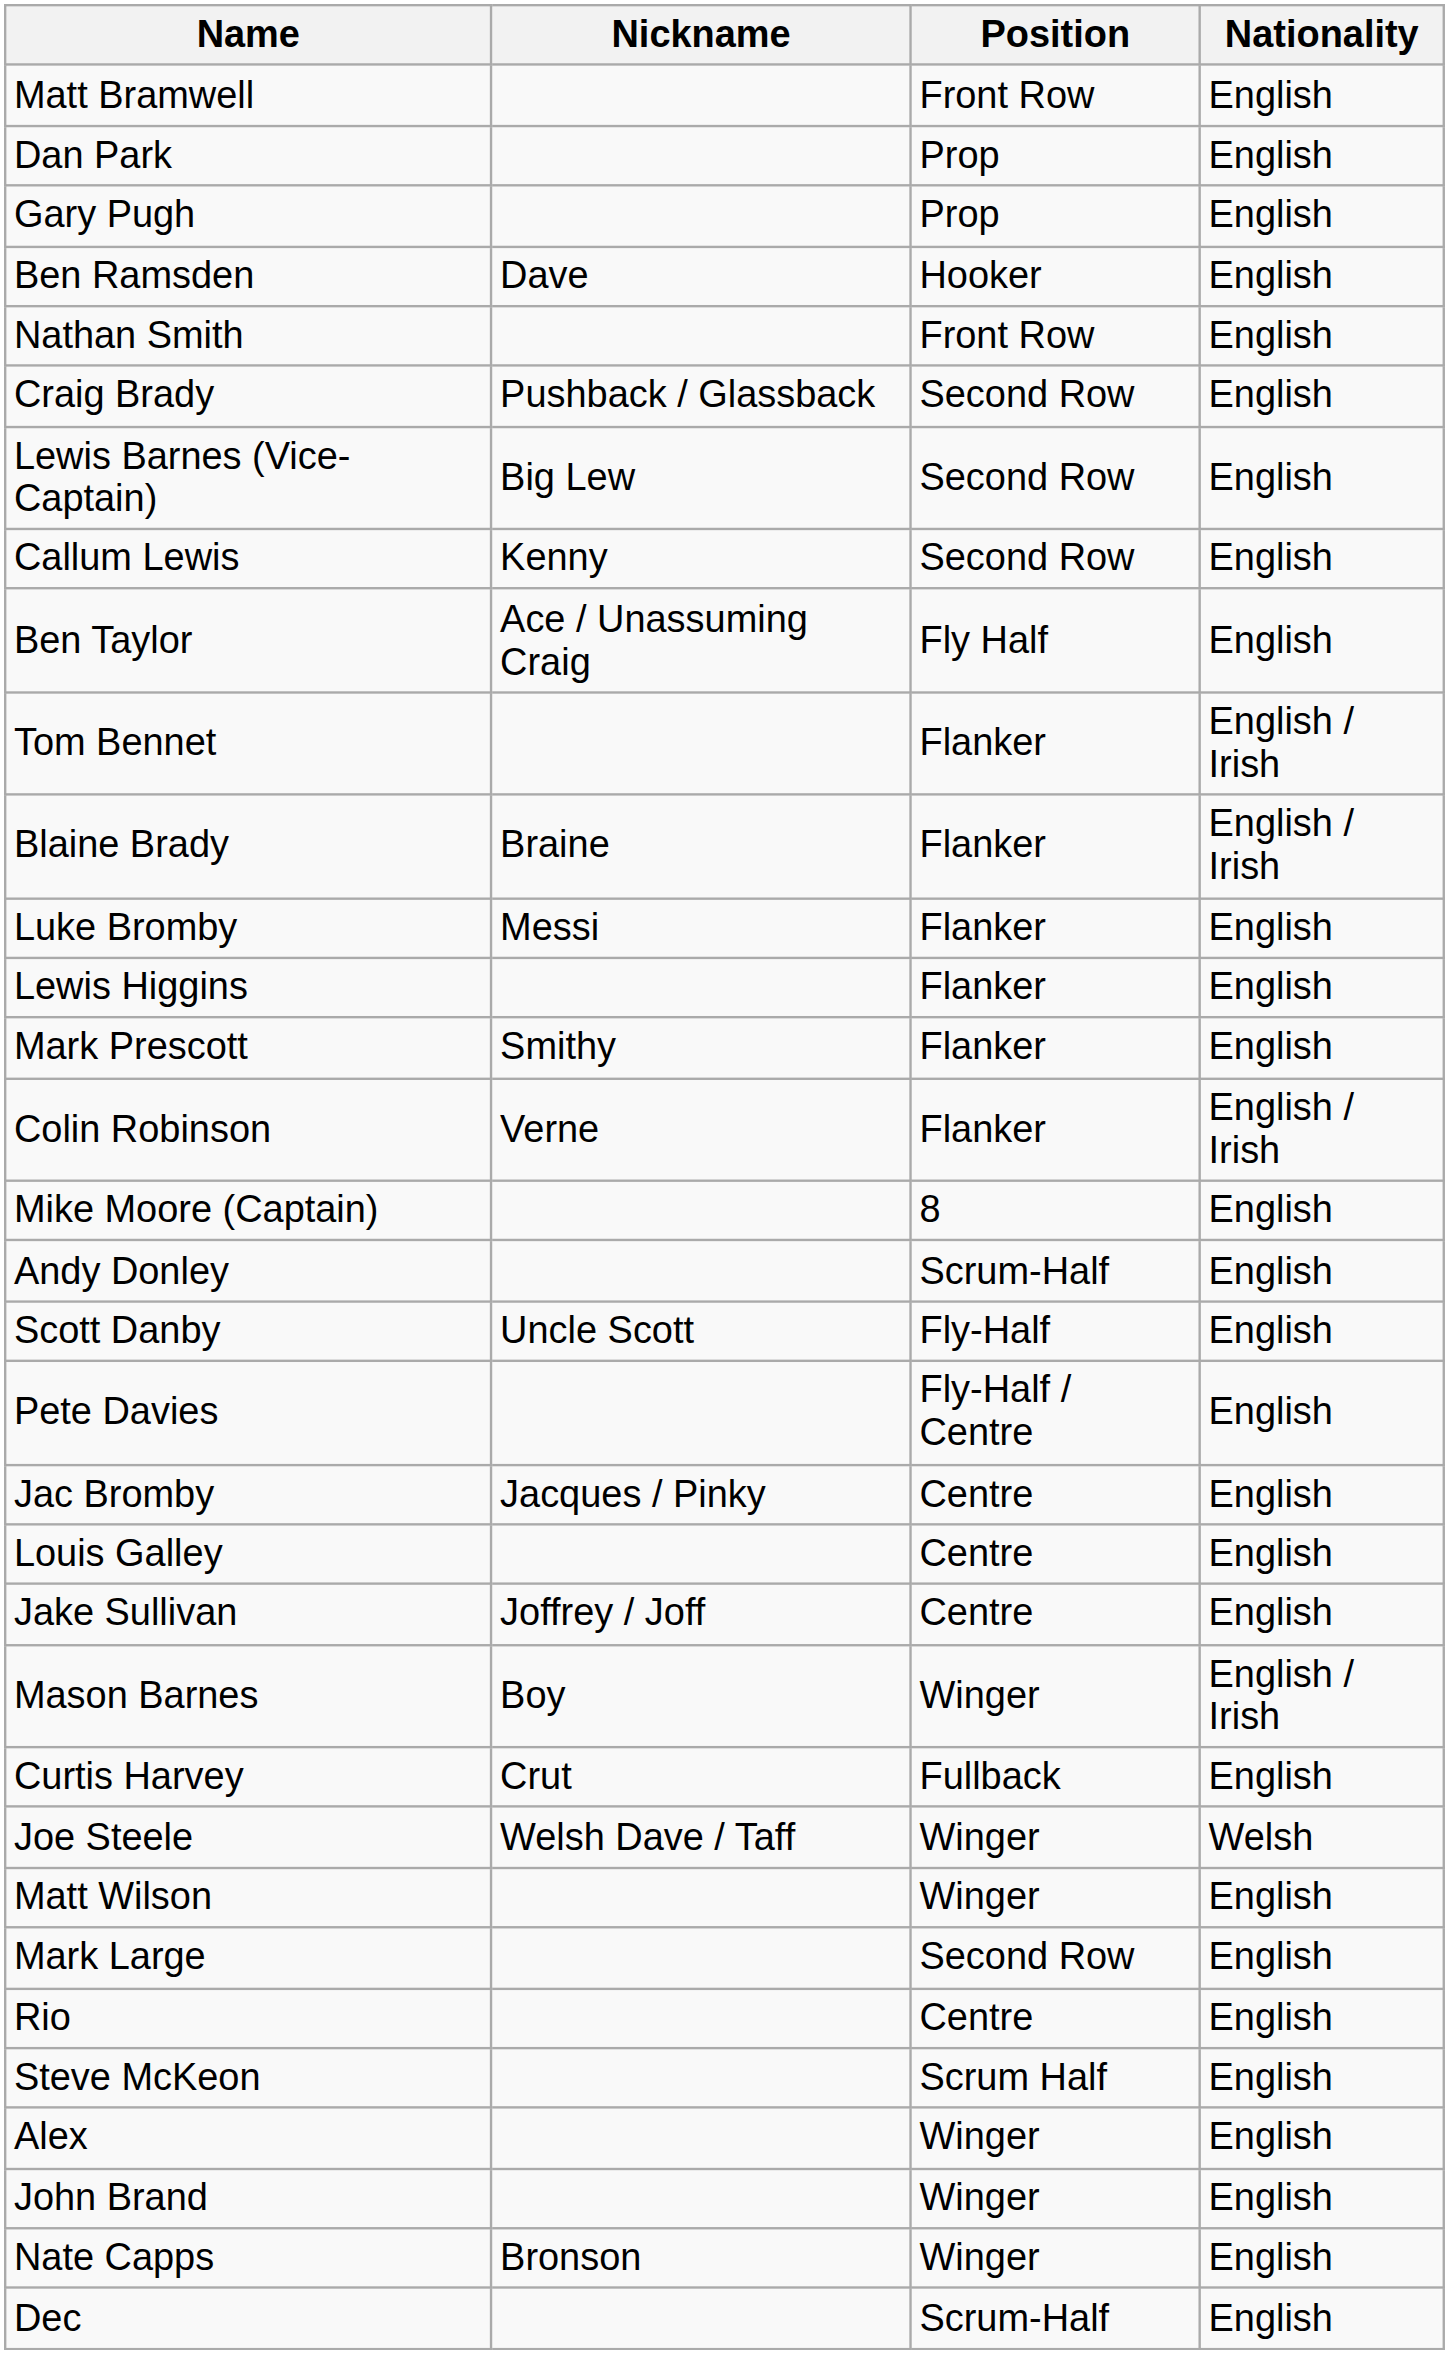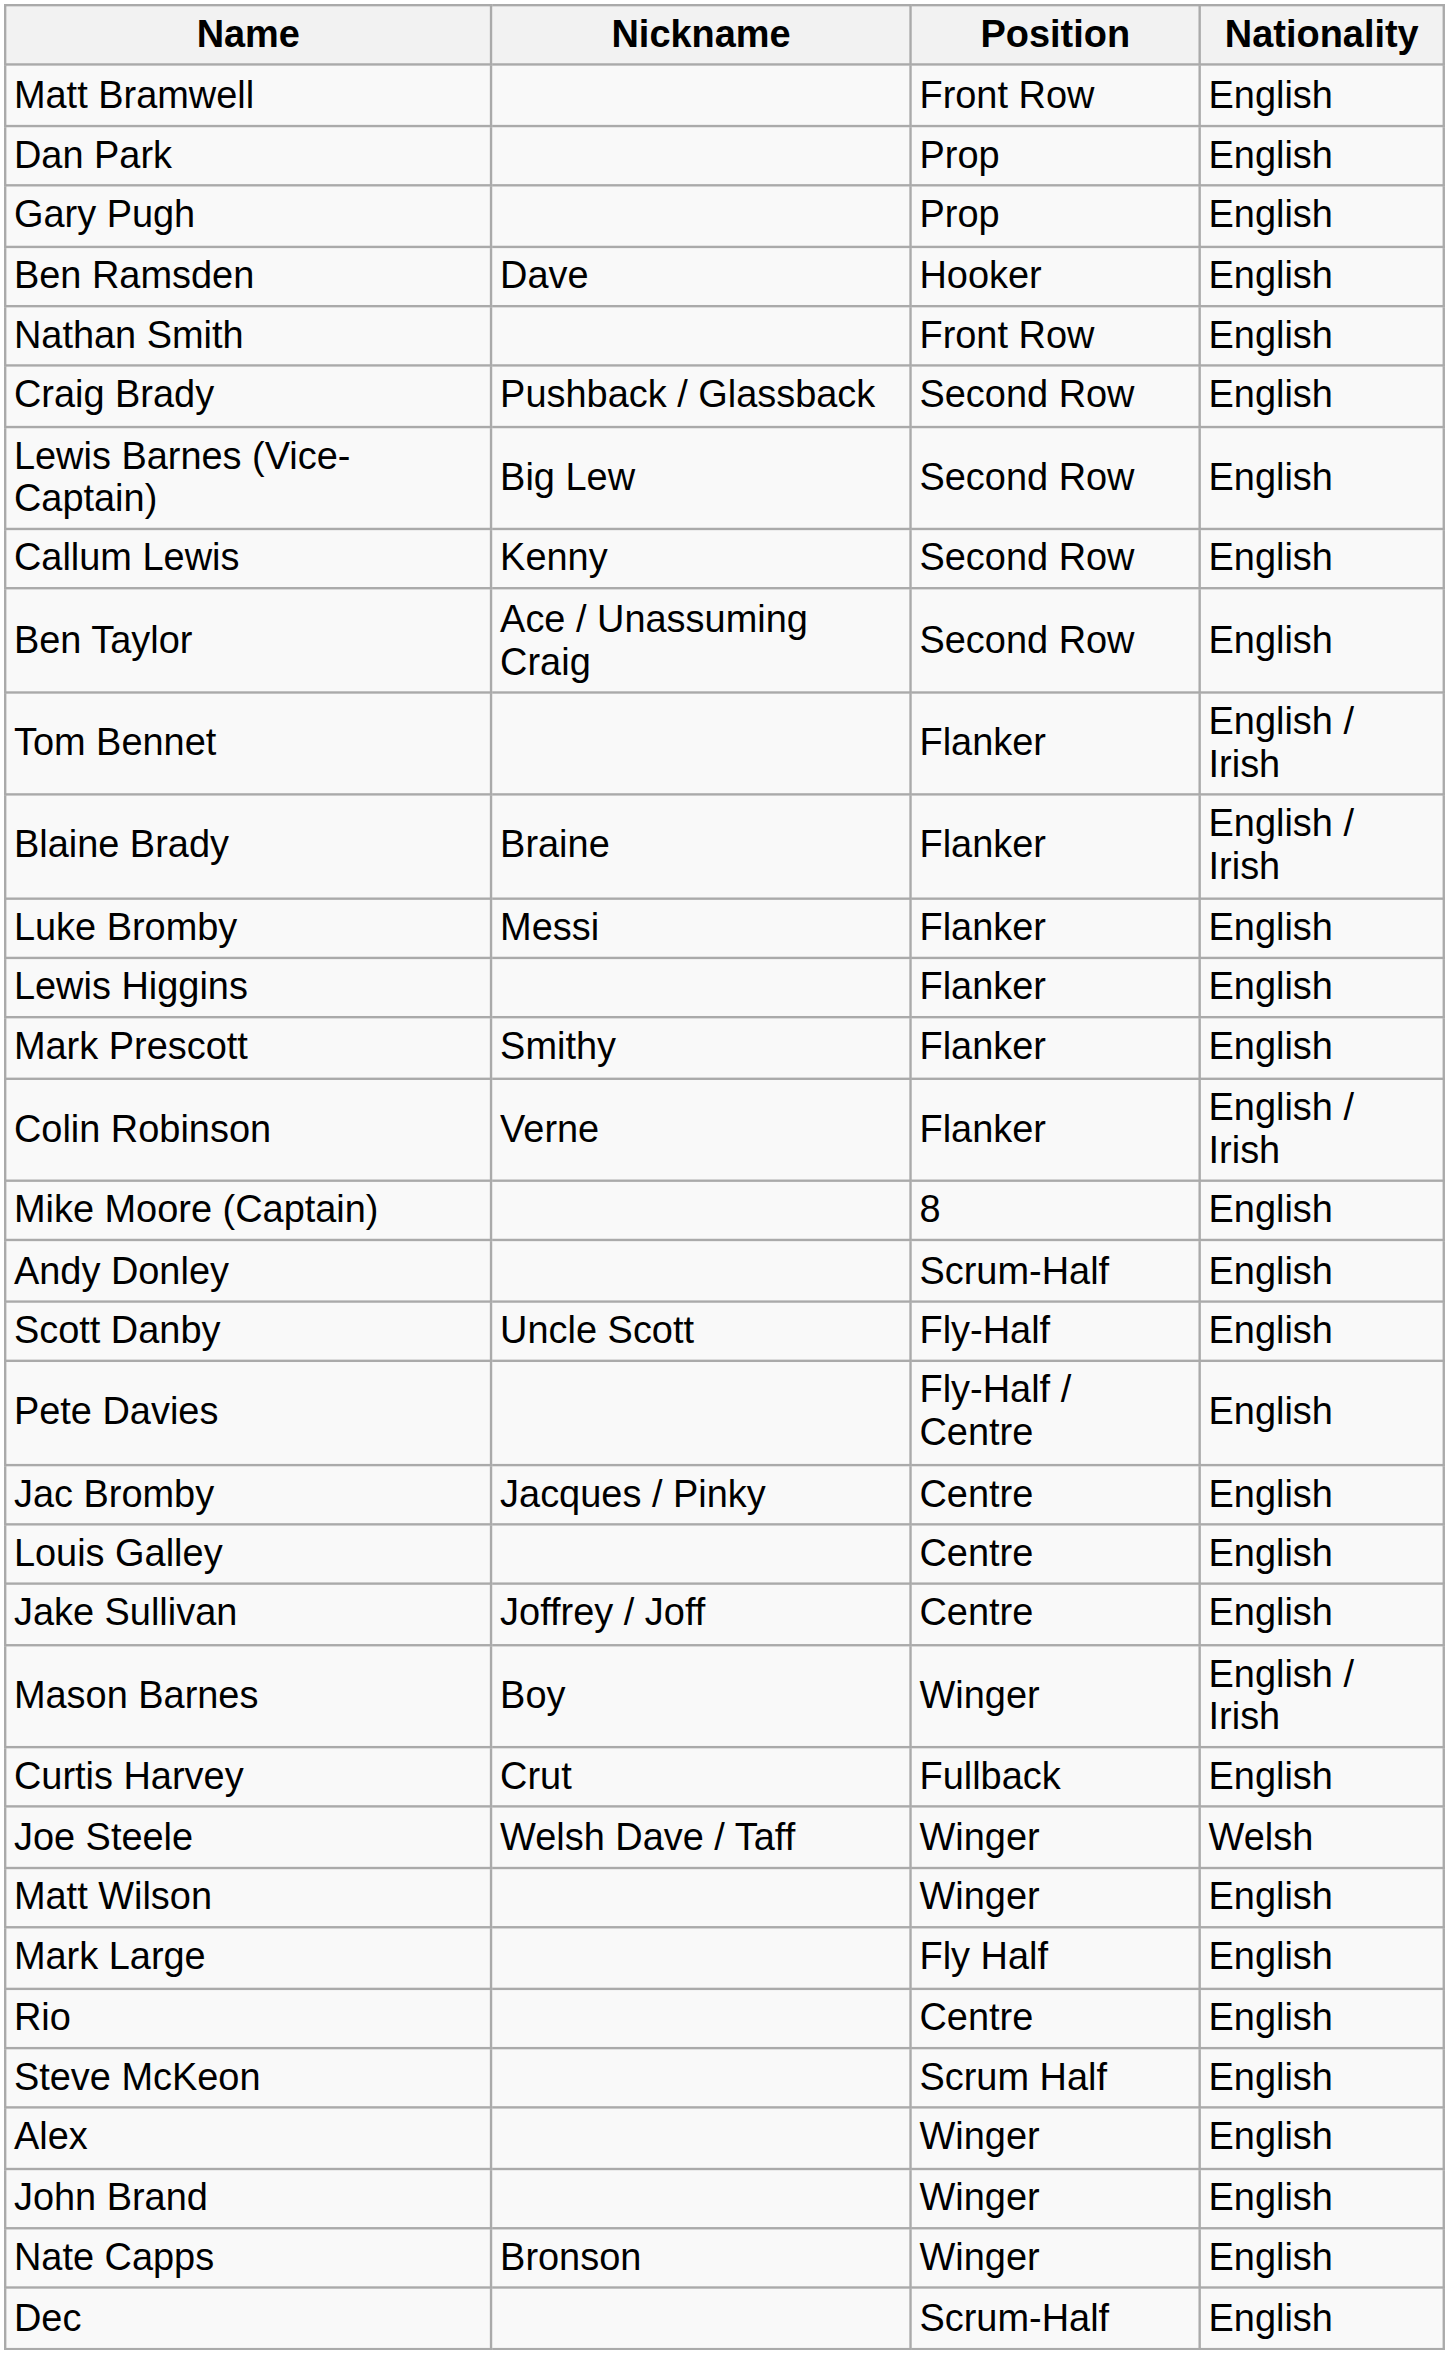(984, 639) Fly Half -> (1027, 639) Second Row
(1027, 1956) Second Row -> (984, 1956) Fly Half
